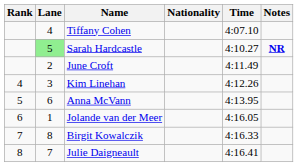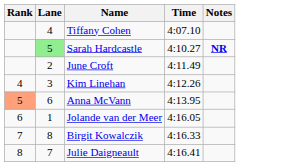- column: (194, 13)
(20, 100) no background -> (20, 100) lightsalmon background
